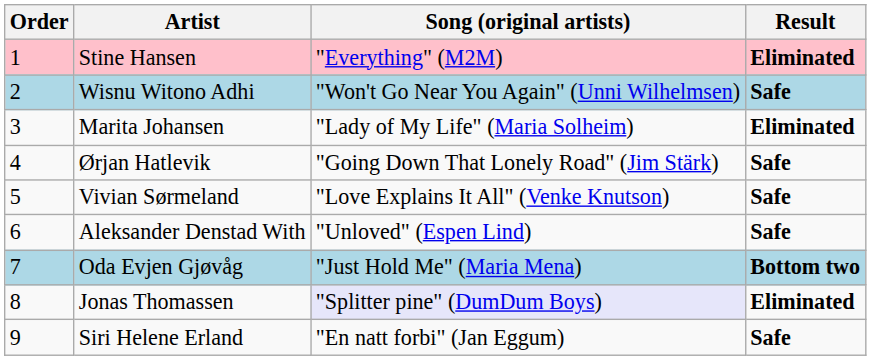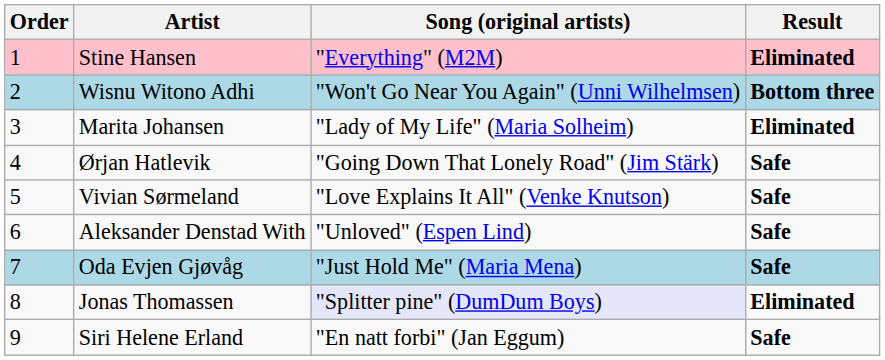(771, 92) Safe -> (812, 92) Bottom three
(805, 267) Bottom two -> (771, 267) Safe
